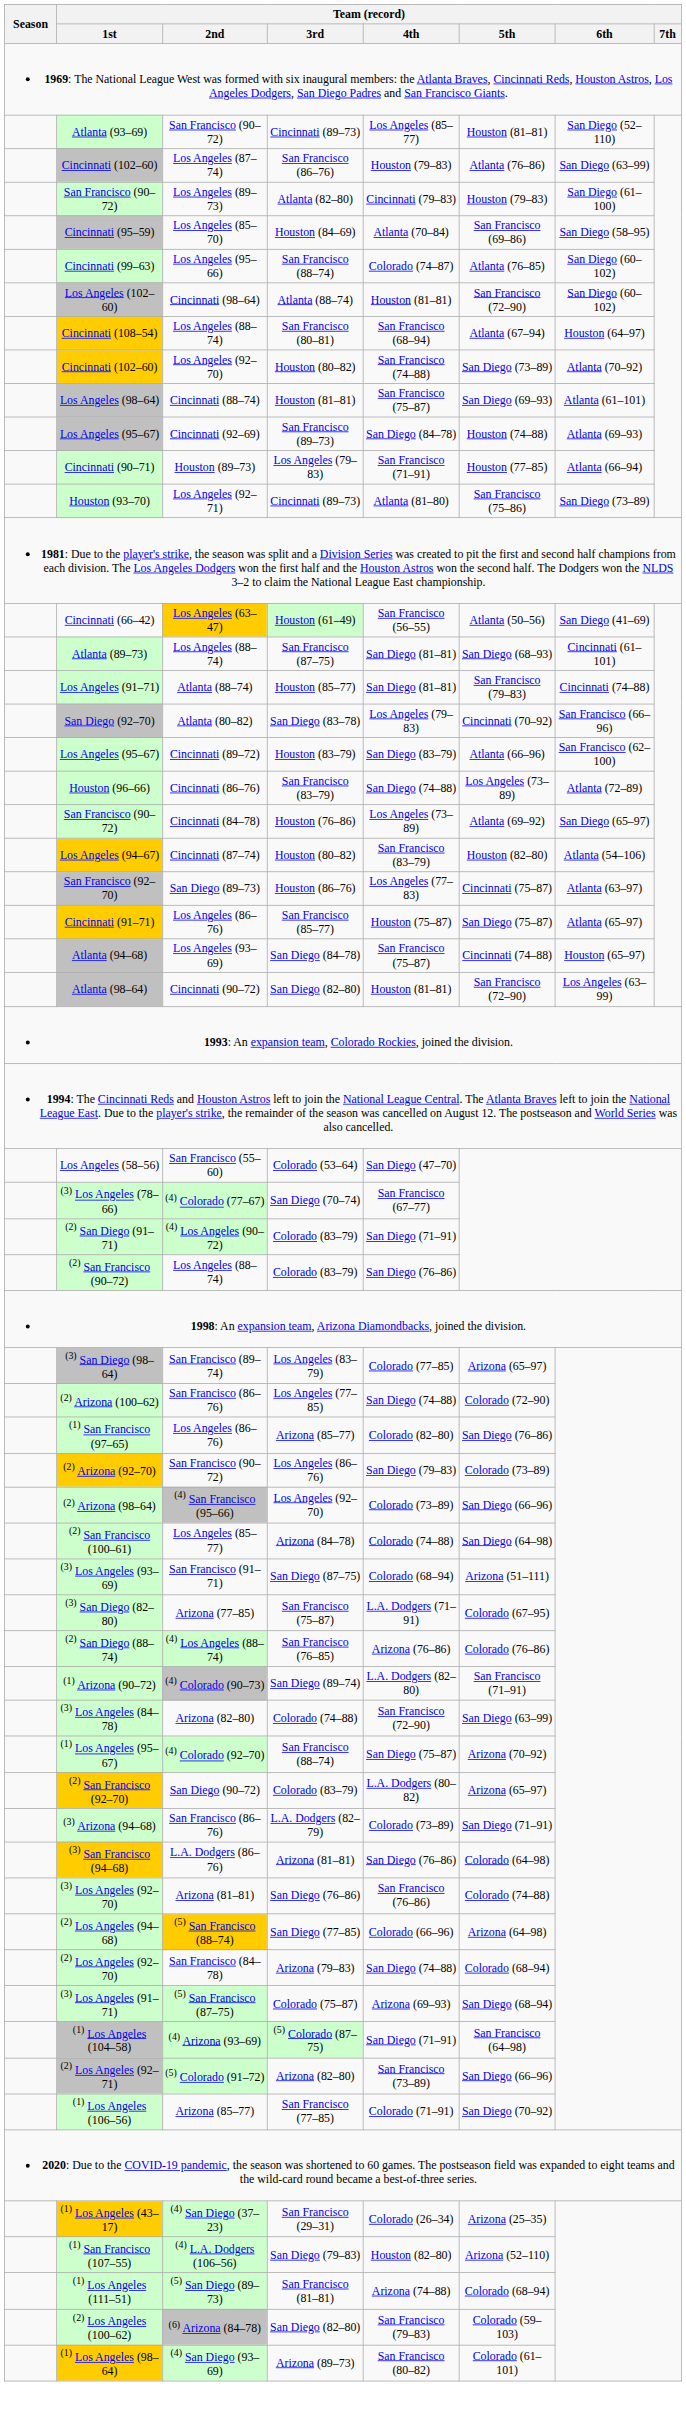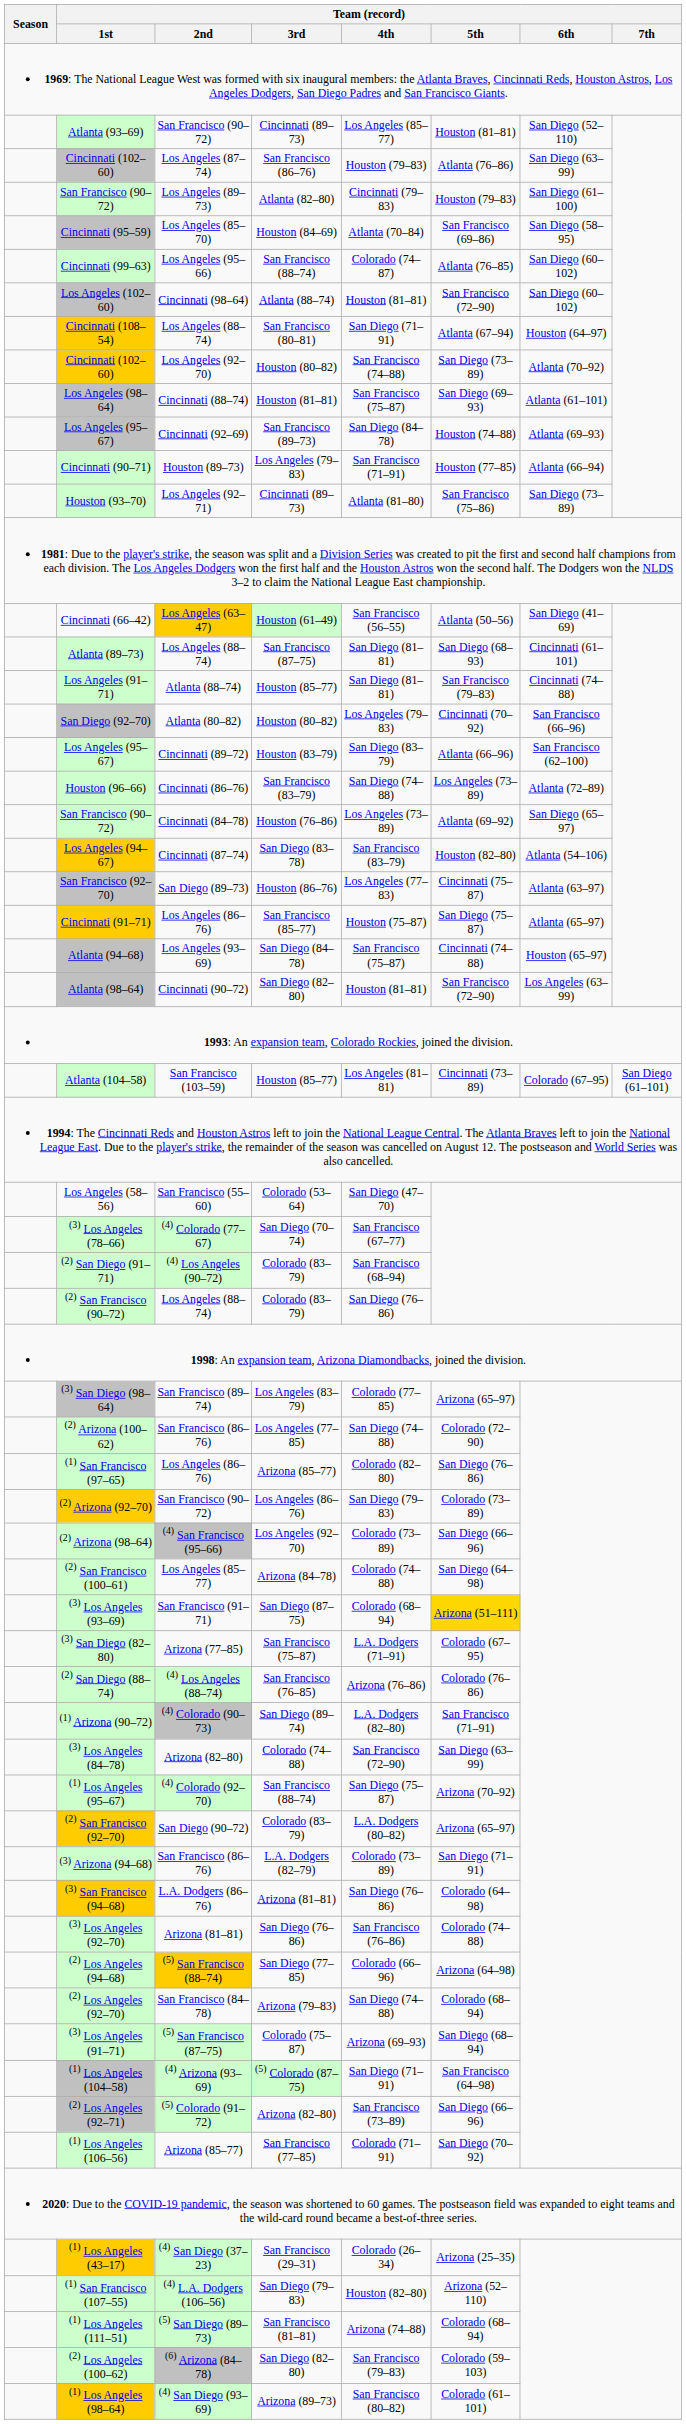(411, 333) San Francisco (68–94) -> (386, 333) San Diego (71–91)
(315, 721) San Diego (83–78) -> (297, 721) Houston (80–82)
(315, 855) Houston (80–82) -> (297, 855) San Diego (83–78)
+ row: (106, 1080)
(411, 1236) San Diego (71–91) -> (386, 1270) San Francisco (68–94)
(507, 1577) no background -> (476, 1613) gold background
